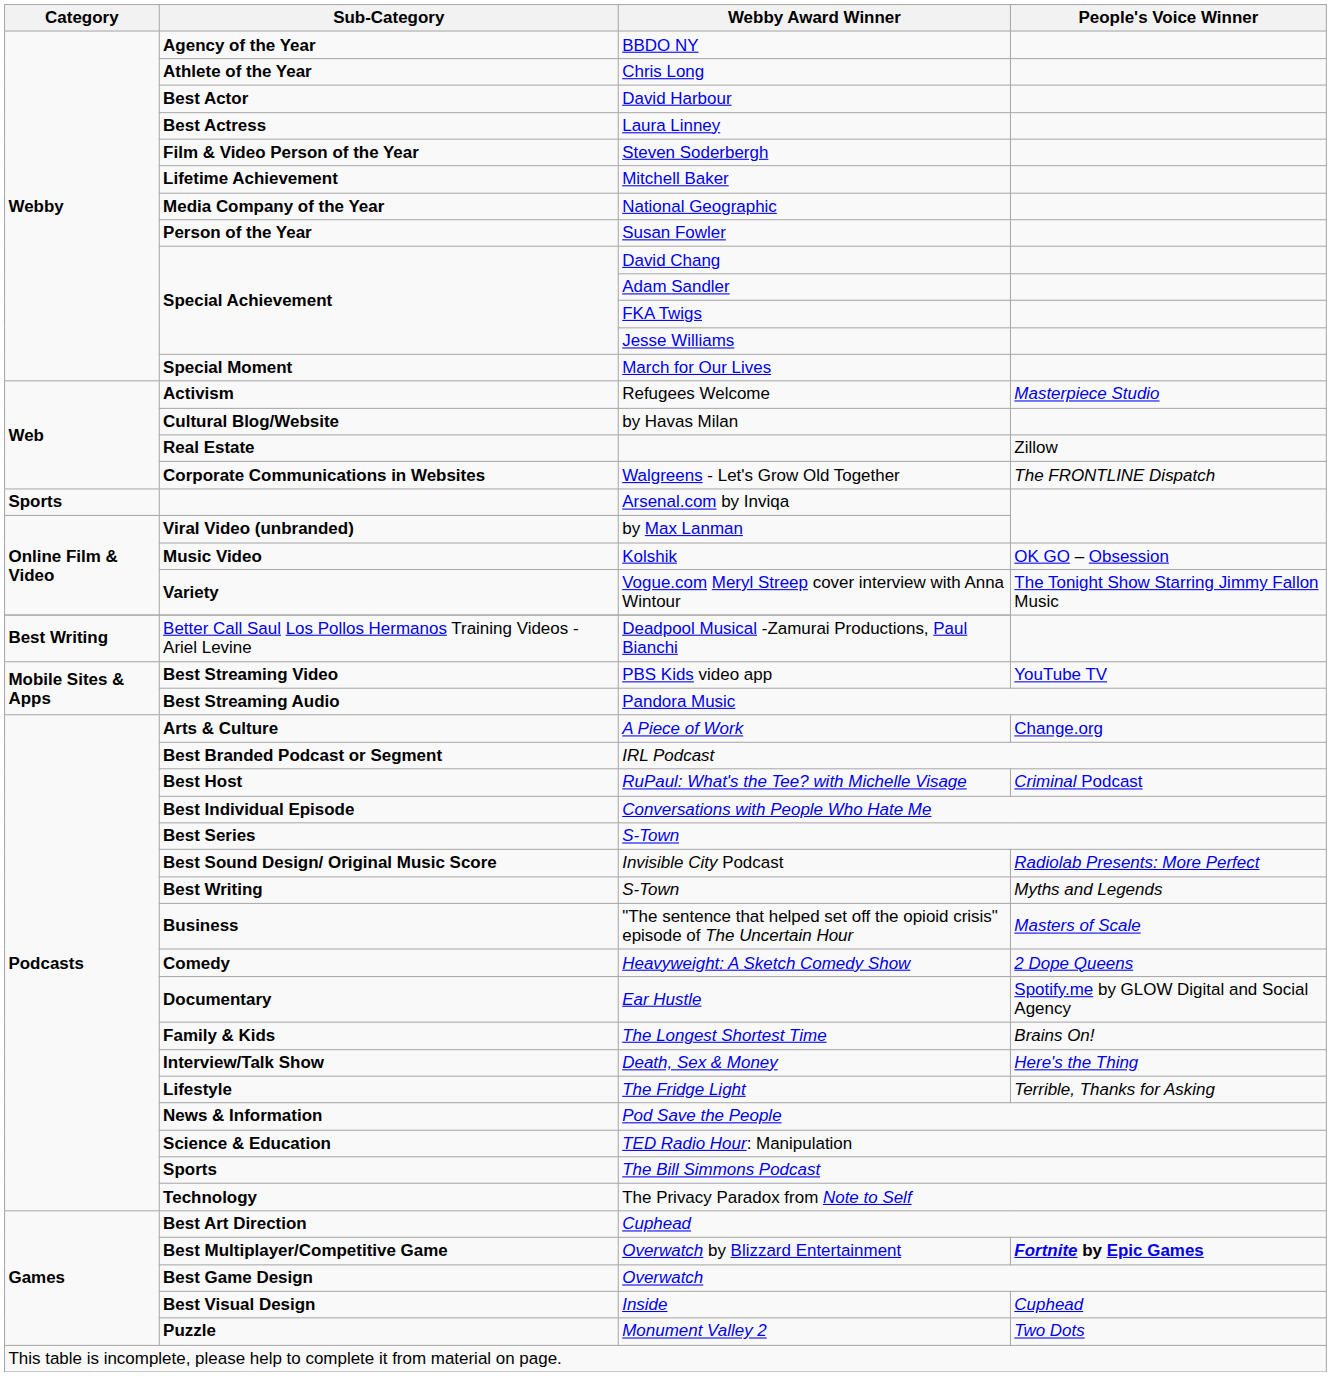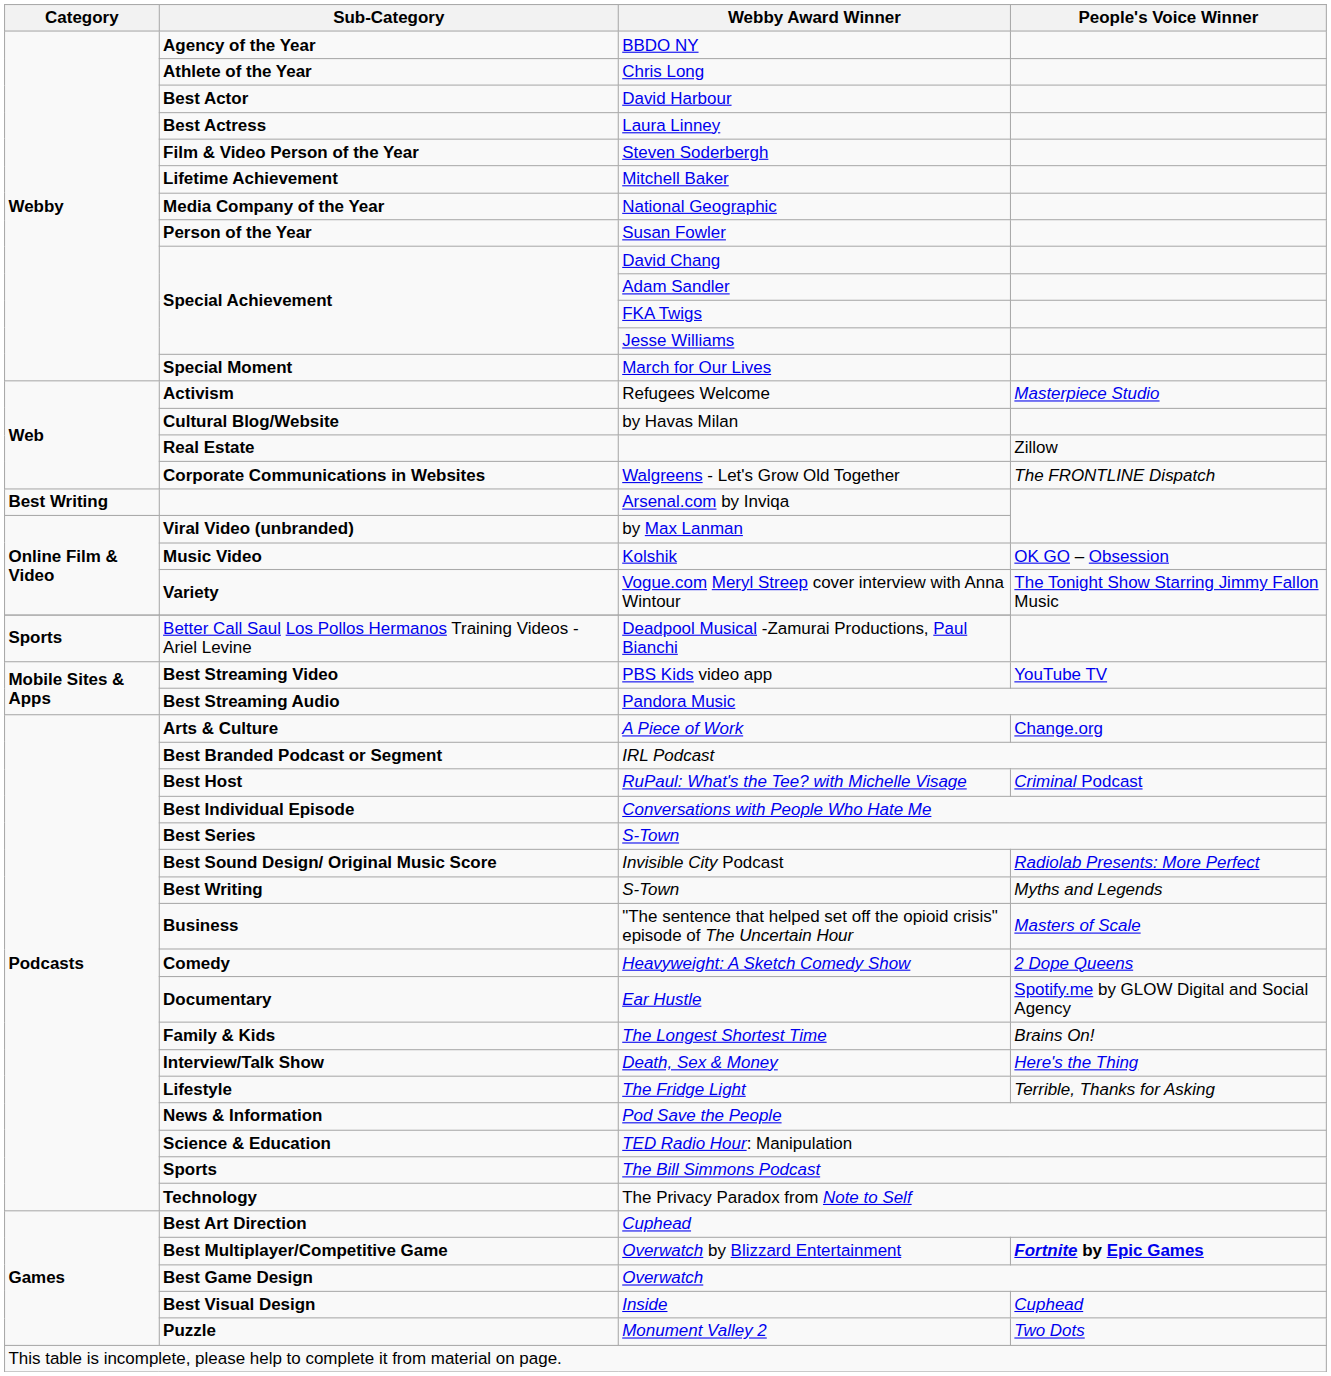(35, 502) Sports -> (58, 502) Best Writing
(58, 638) Best Writing -> (35, 638) Sports
